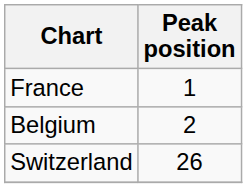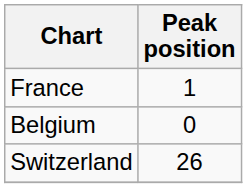(190, 125) 2 -> (190, 125) 0
